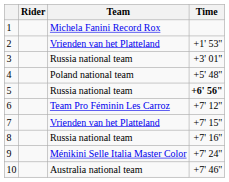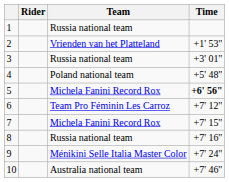(105, 28) Michela Fanini Record Rox -> (91, 28) Russia national team
(91, 91) Russia national team -> (105, 91) Michela Fanini Record Rox
(105, 122) Vrienden van het Platteland -> (105, 122) Michela Fanini Record Rox
